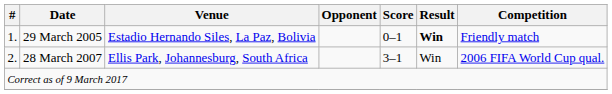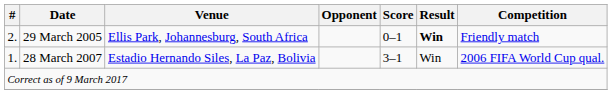(12, 36) 1. -> (12, 36) 2.
(212, 36) Estadio Hernando Siles, La Paz, Bolivia -> (208, 36) Ellis Park, Johannesburg, South Africa
(12, 57) 2. -> (12, 57) 1.
(208, 57) Ellis Park, Johannesburg, South Africa -> (212, 57) Estadio Hernando Siles, La Paz, Bolivia
